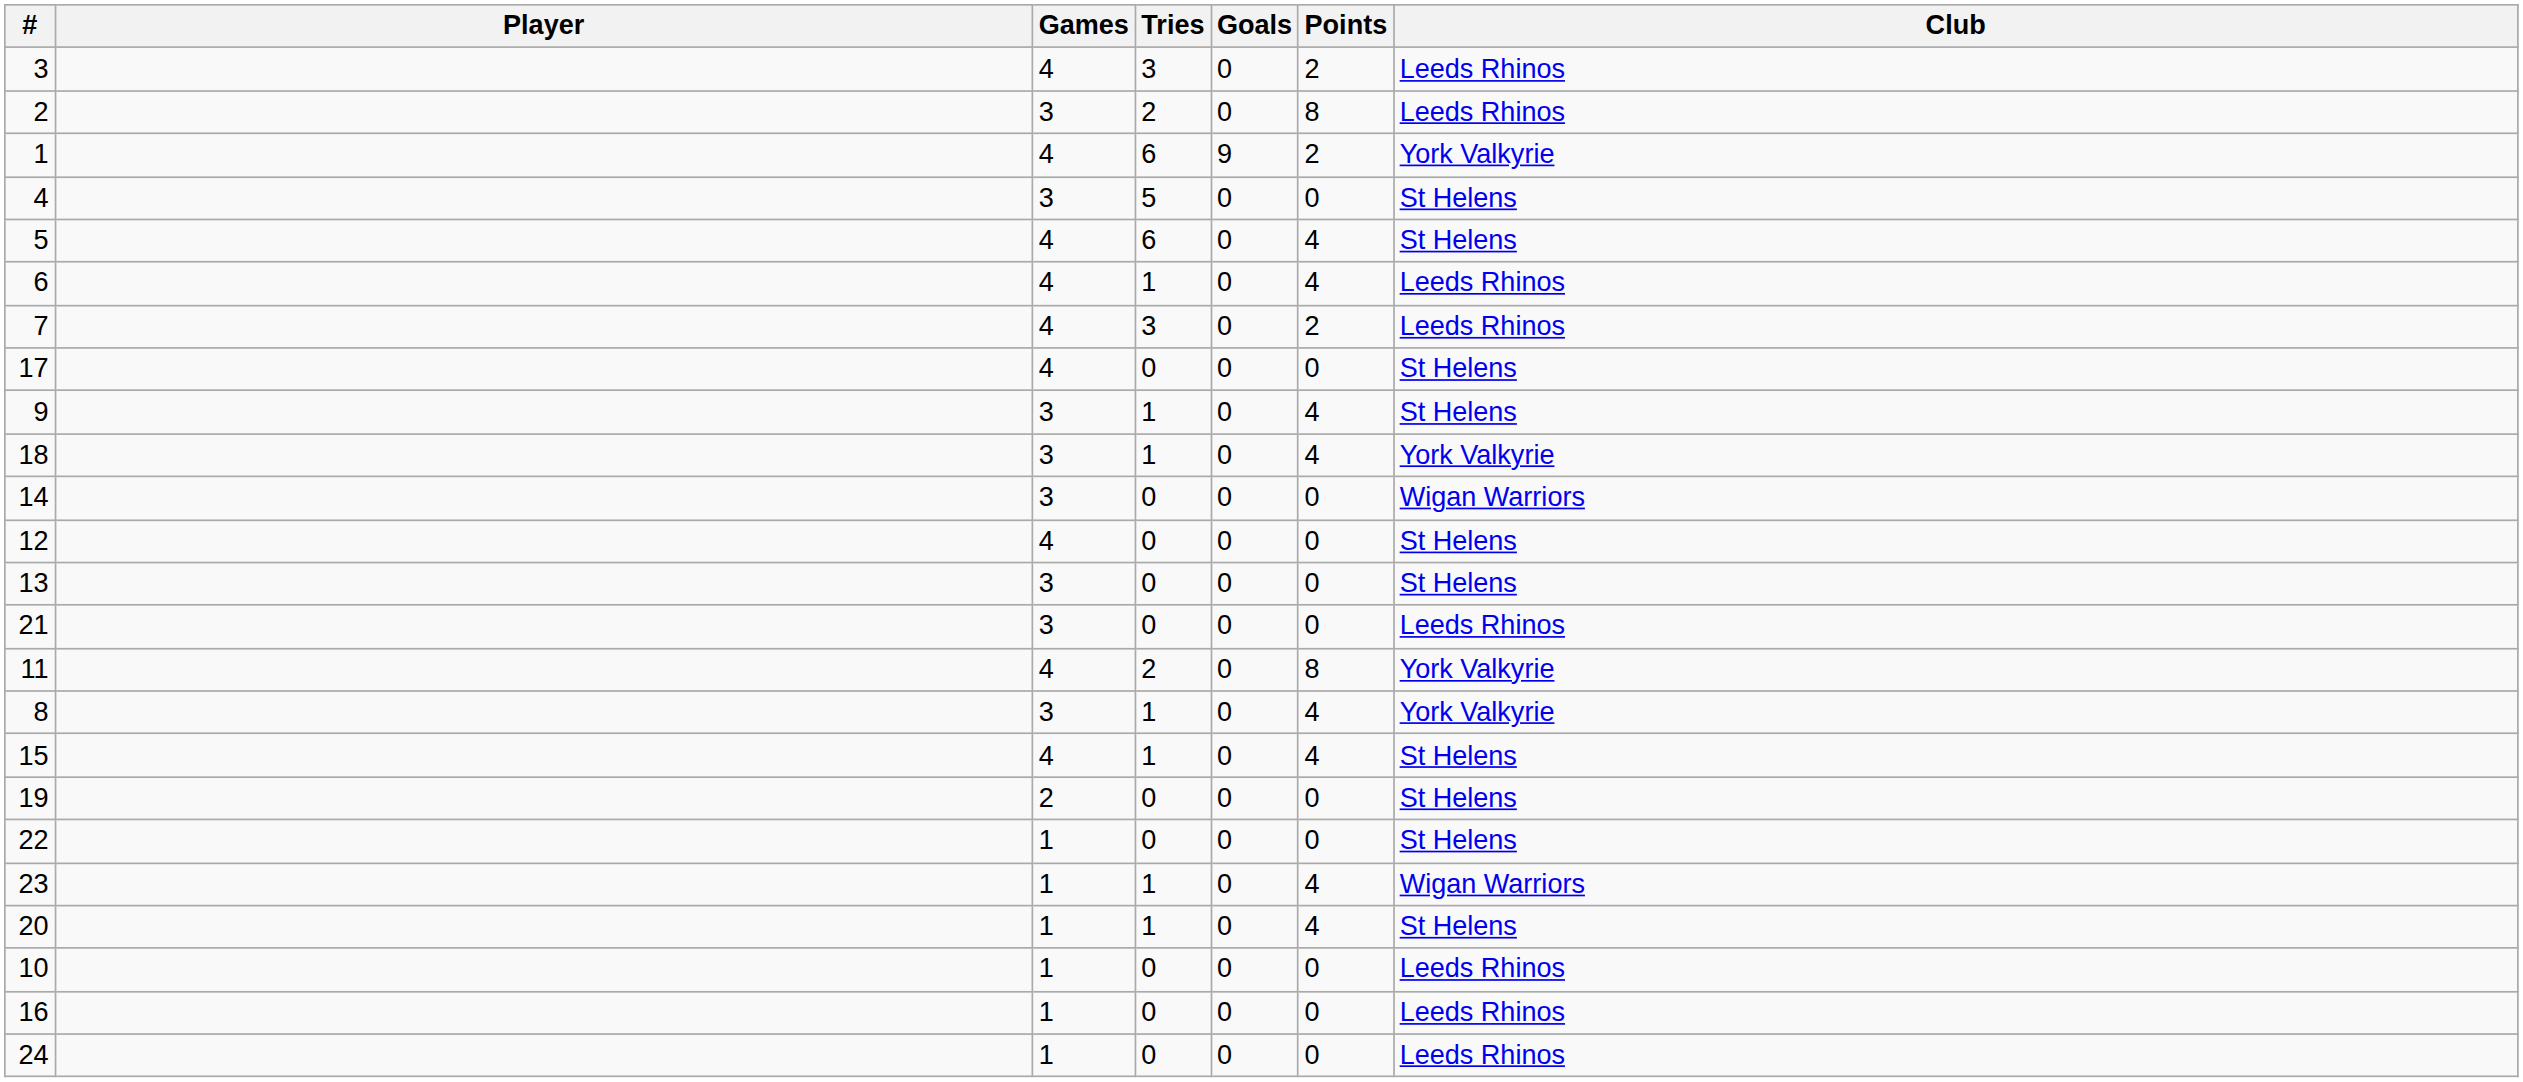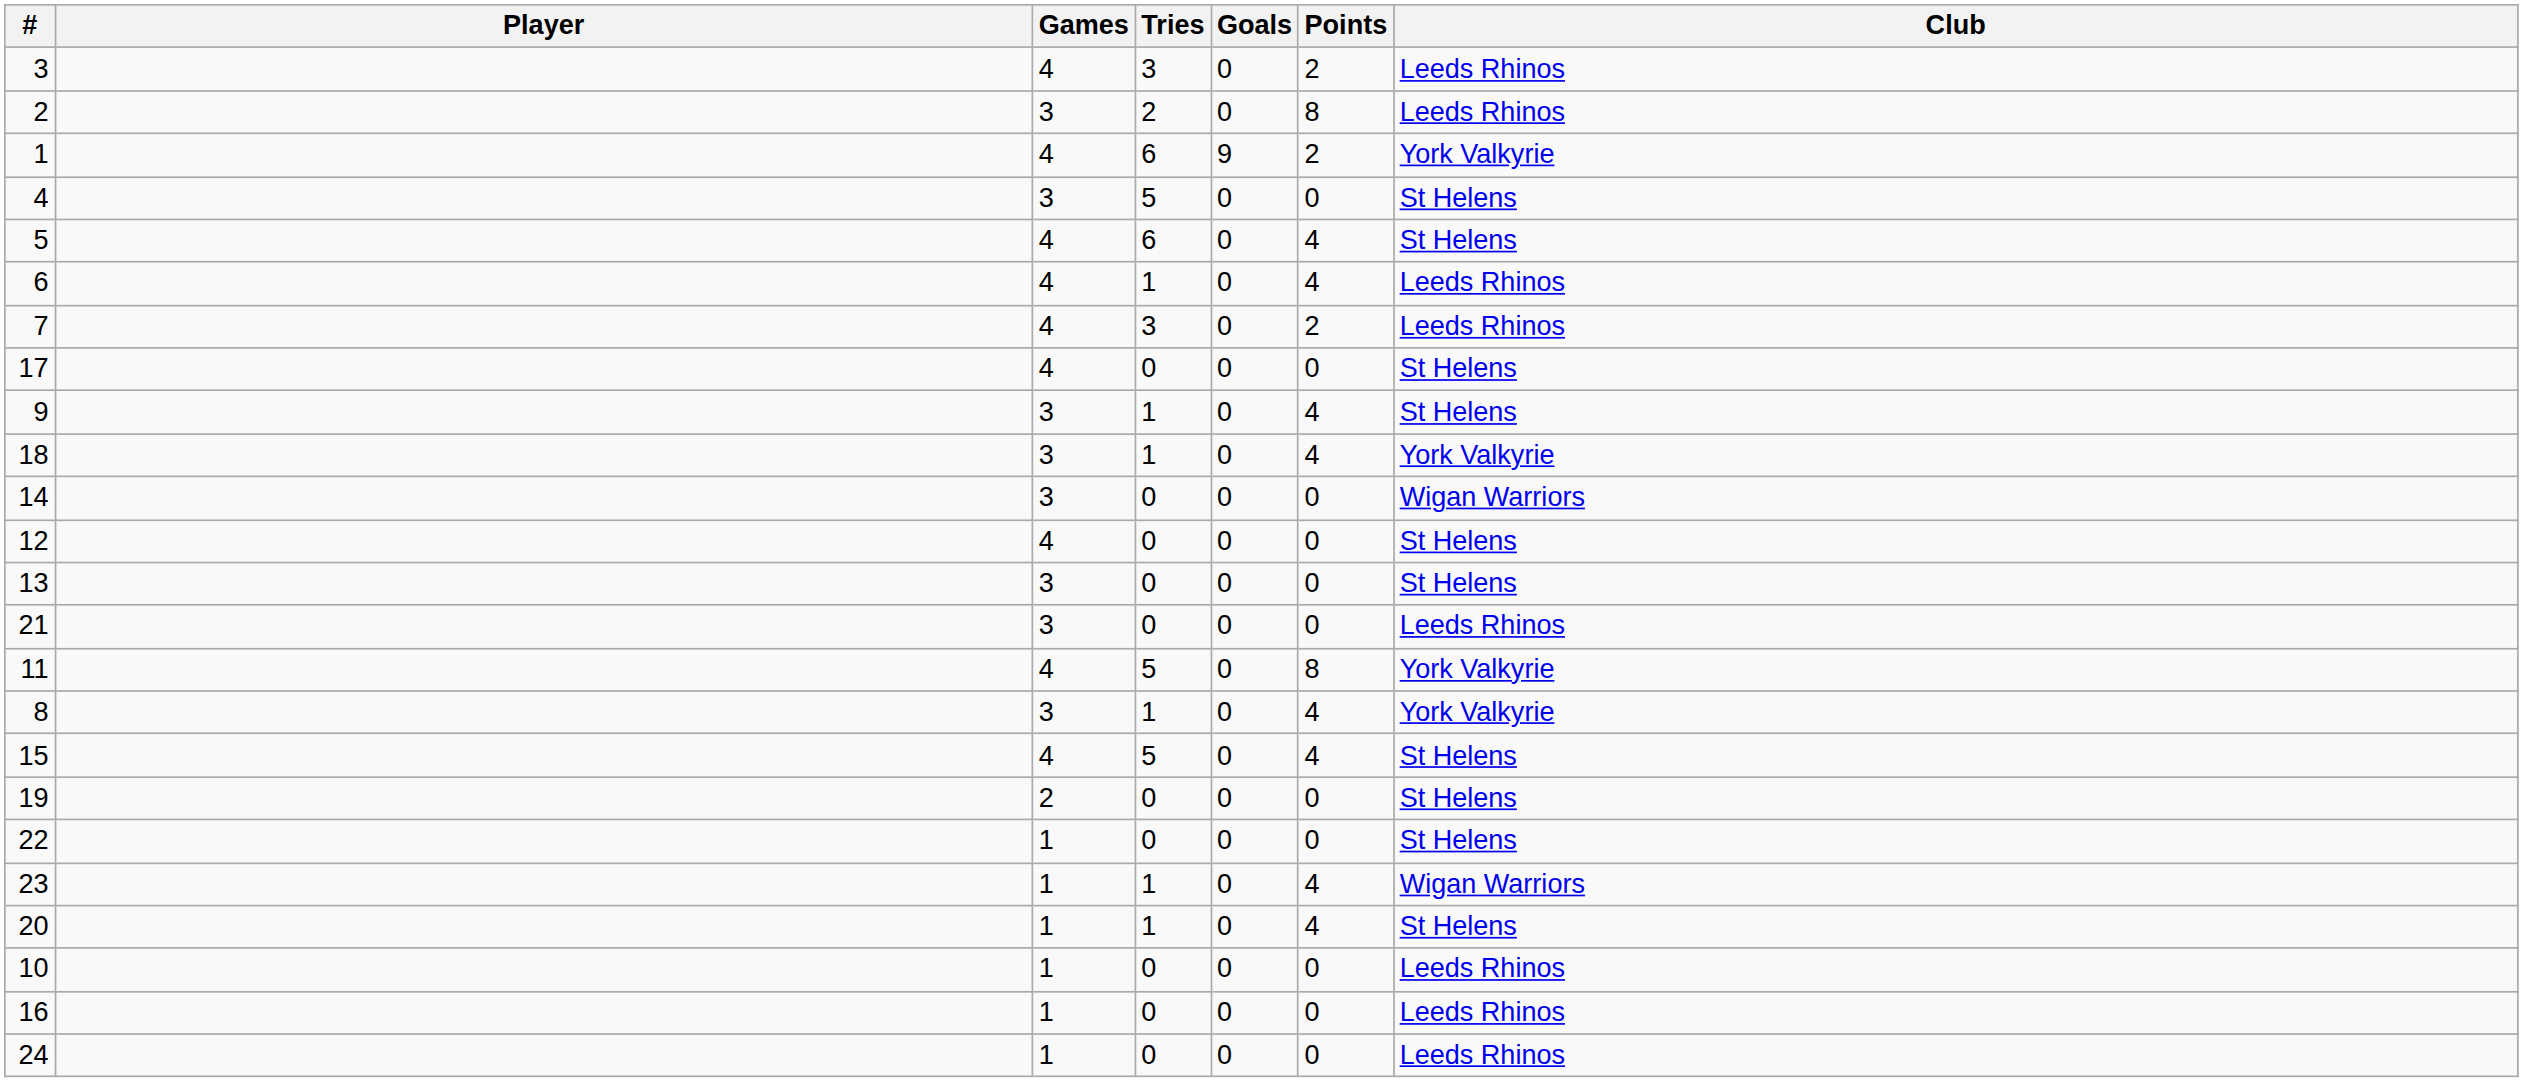(1149, 669) 2 -> (1149, 669) 5
(1149, 754) 1 -> (1149, 754) 5
